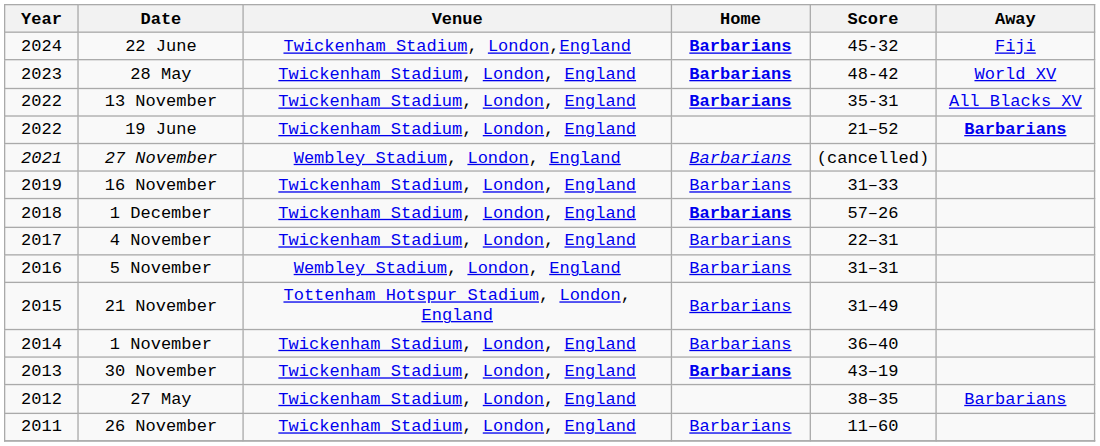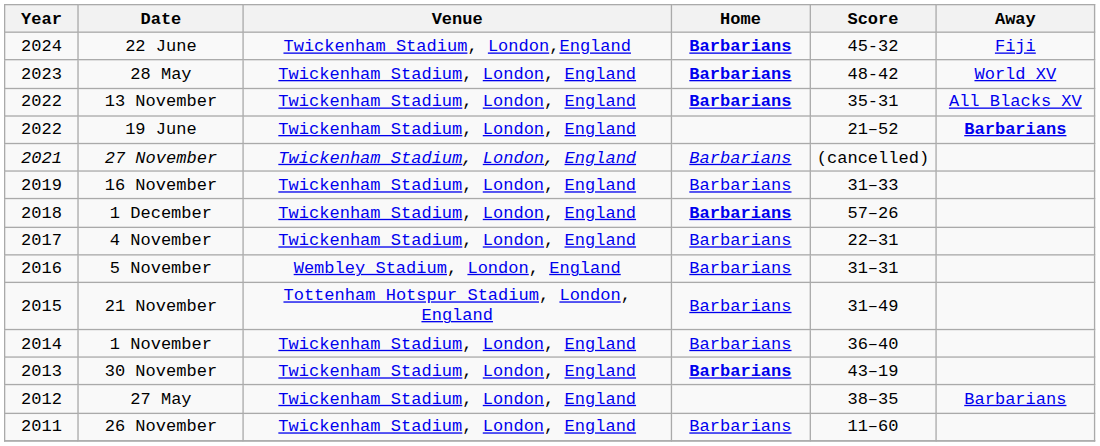(457, 157) Wembley Stadium, London, England -> (457, 157) Twickenham Stadium, London, England
